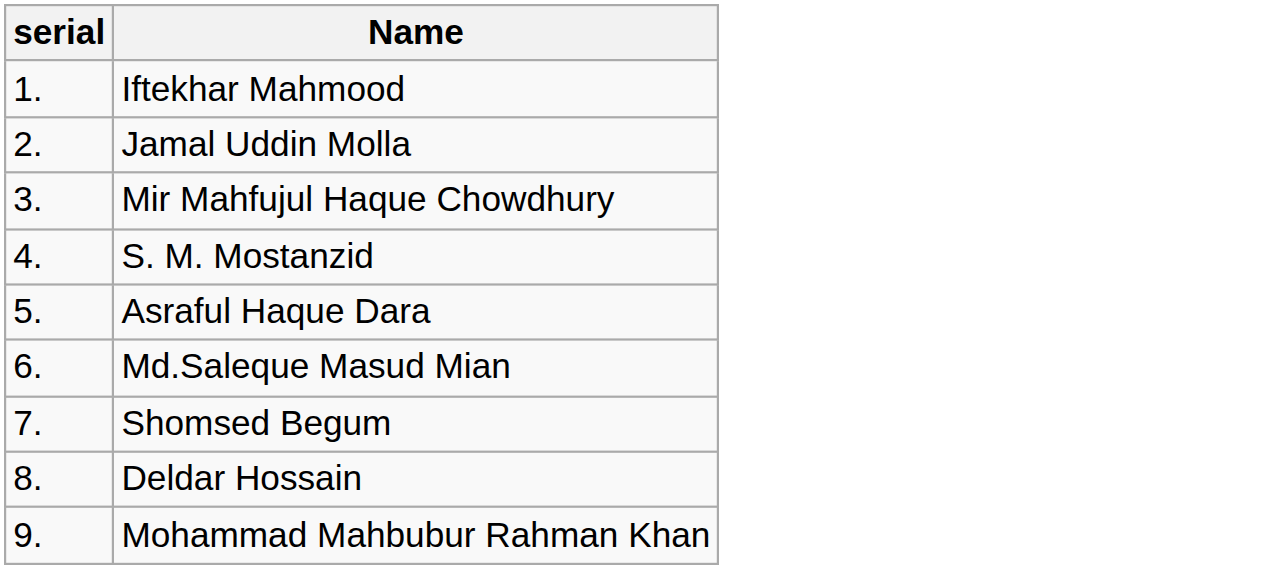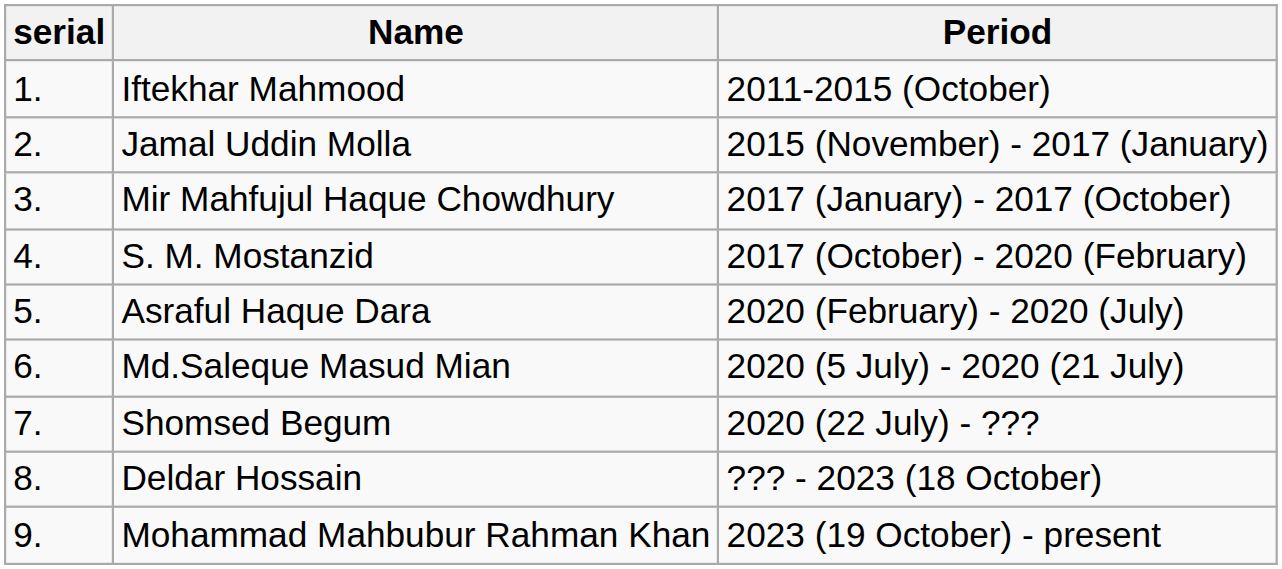+ column: (998, 32)
